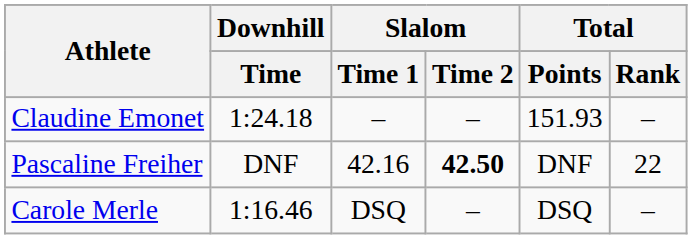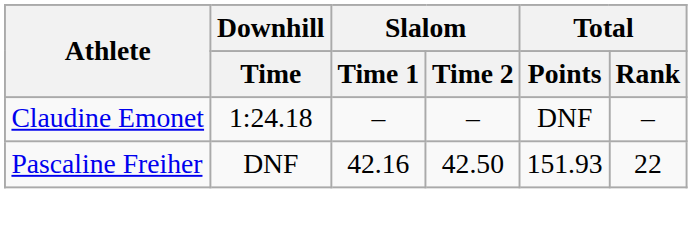(565, 118) 151.93 -> (565, 118) DNF
(473, 164) bold -> (473, 164) normal
(565, 164) DNF -> (565, 164) 151.93
- row: (85, 210)
